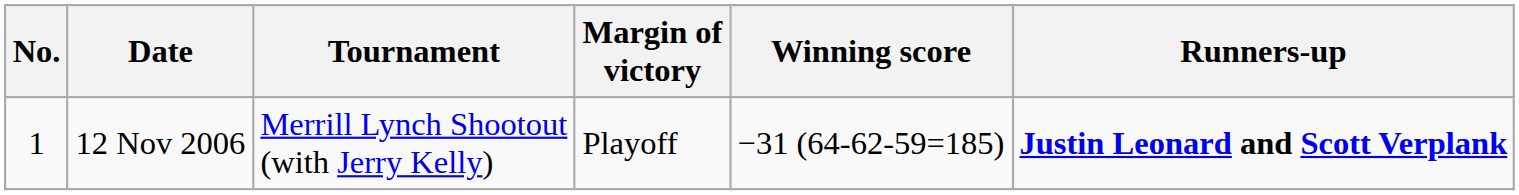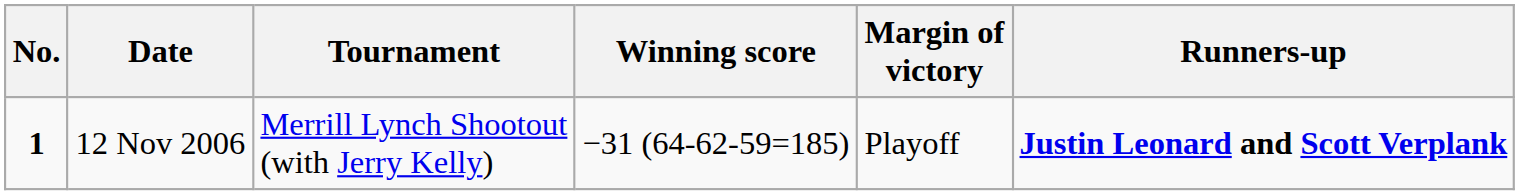columns swapped: (871, 50) <-> (652, 50)
(37, 142) normal -> (37, 142) bold
